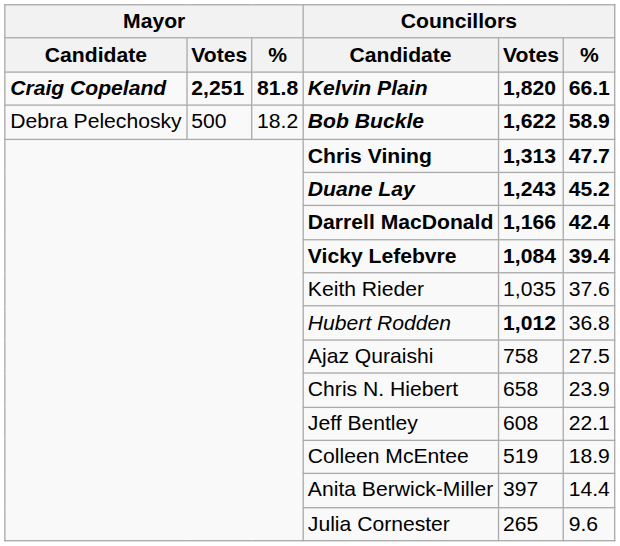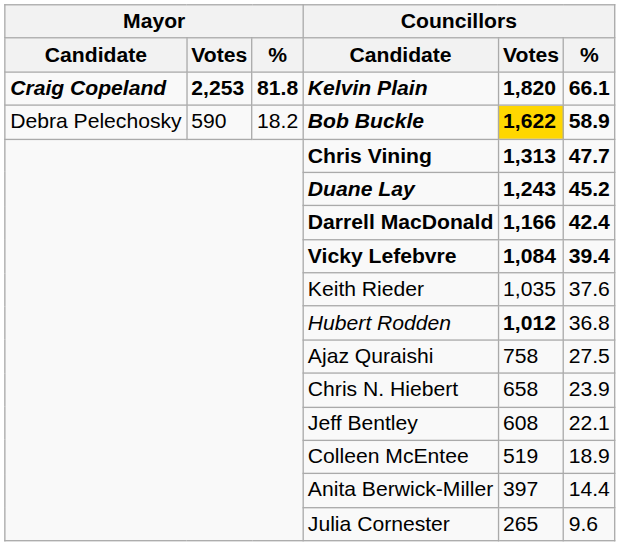(218, 88) 2,251 -> (218, 88) 2,253
(209, 121) 500 -> (209, 121) 590
(529, 121) no background -> (529, 121) gold background
